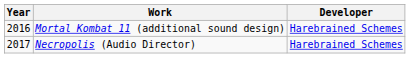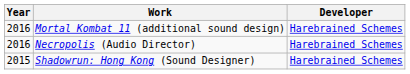(19, 45) 2017 -> (19, 45) 2016
+ row: (145, 61)
